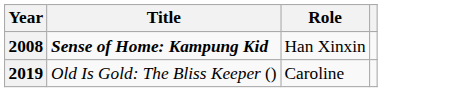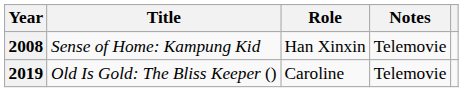+ column: (410, 18)
(160, 45) bold -> (156, 45) normal
